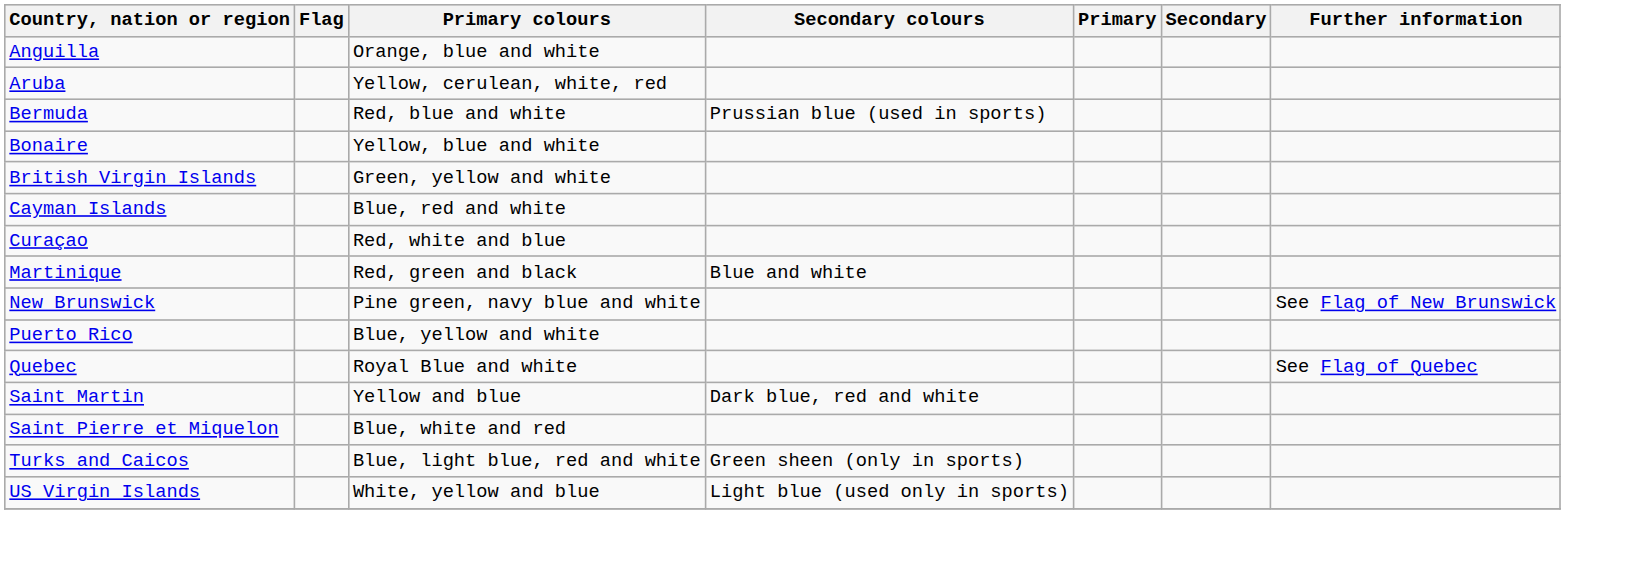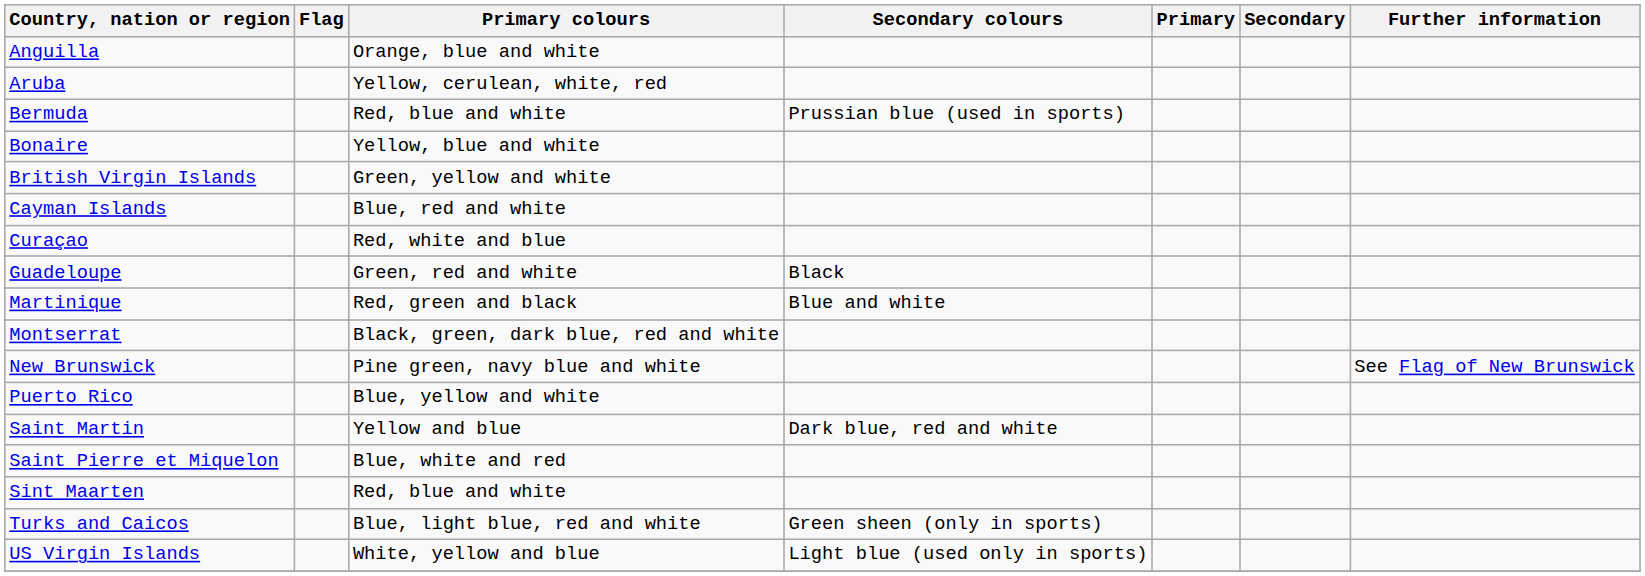+ row: (65, 272)
+ row: (65, 335)
- row: (43, 366)
+ row: (77, 492)
